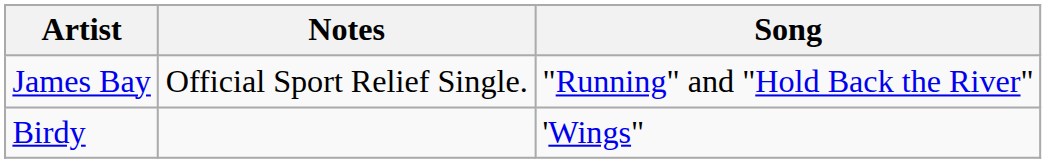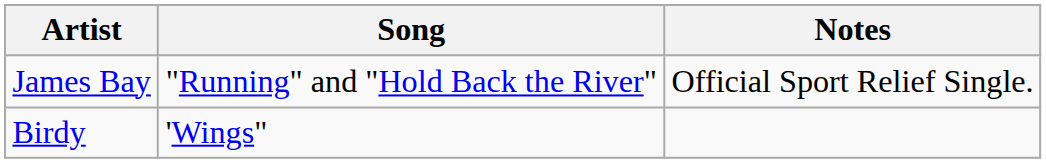columns swapped: (788, 30) <-> (347, 30)
